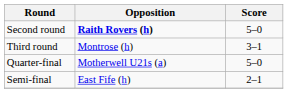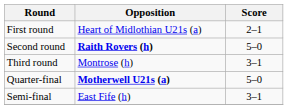+ row: (30, 29)
(122, 63) normal -> (124, 79) bold
(254, 79) 2–1 -> (254, 96) 3–1
